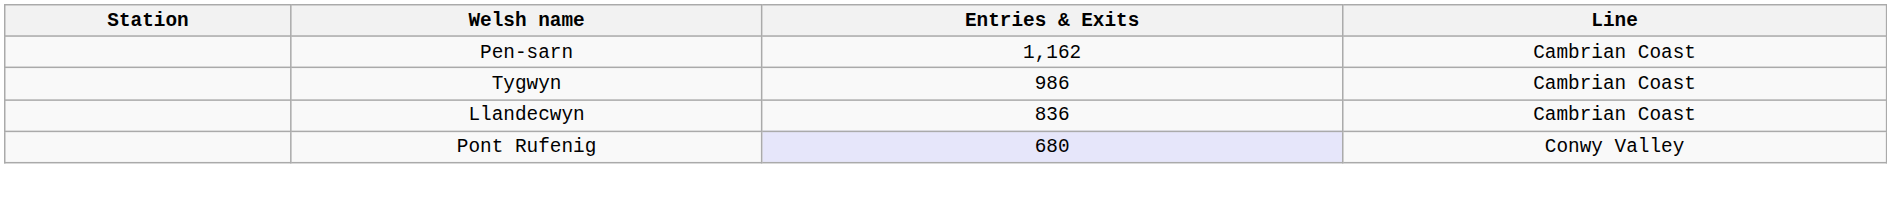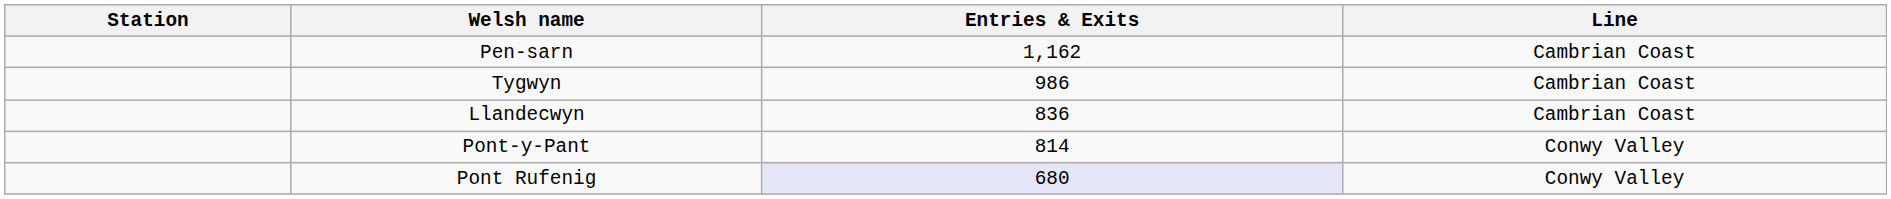+ row: (527, 147)
